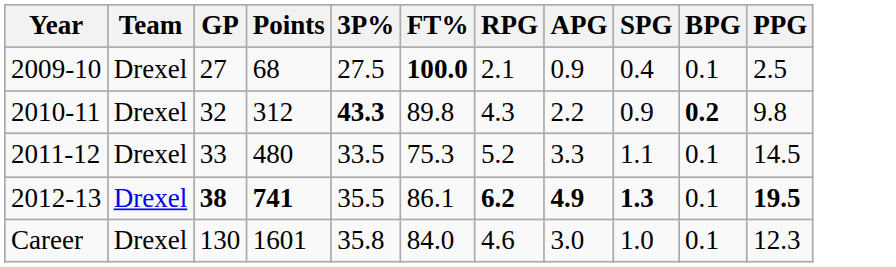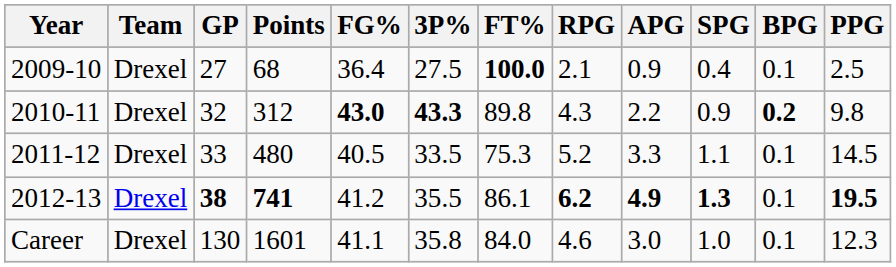+ column: (370, 25)
